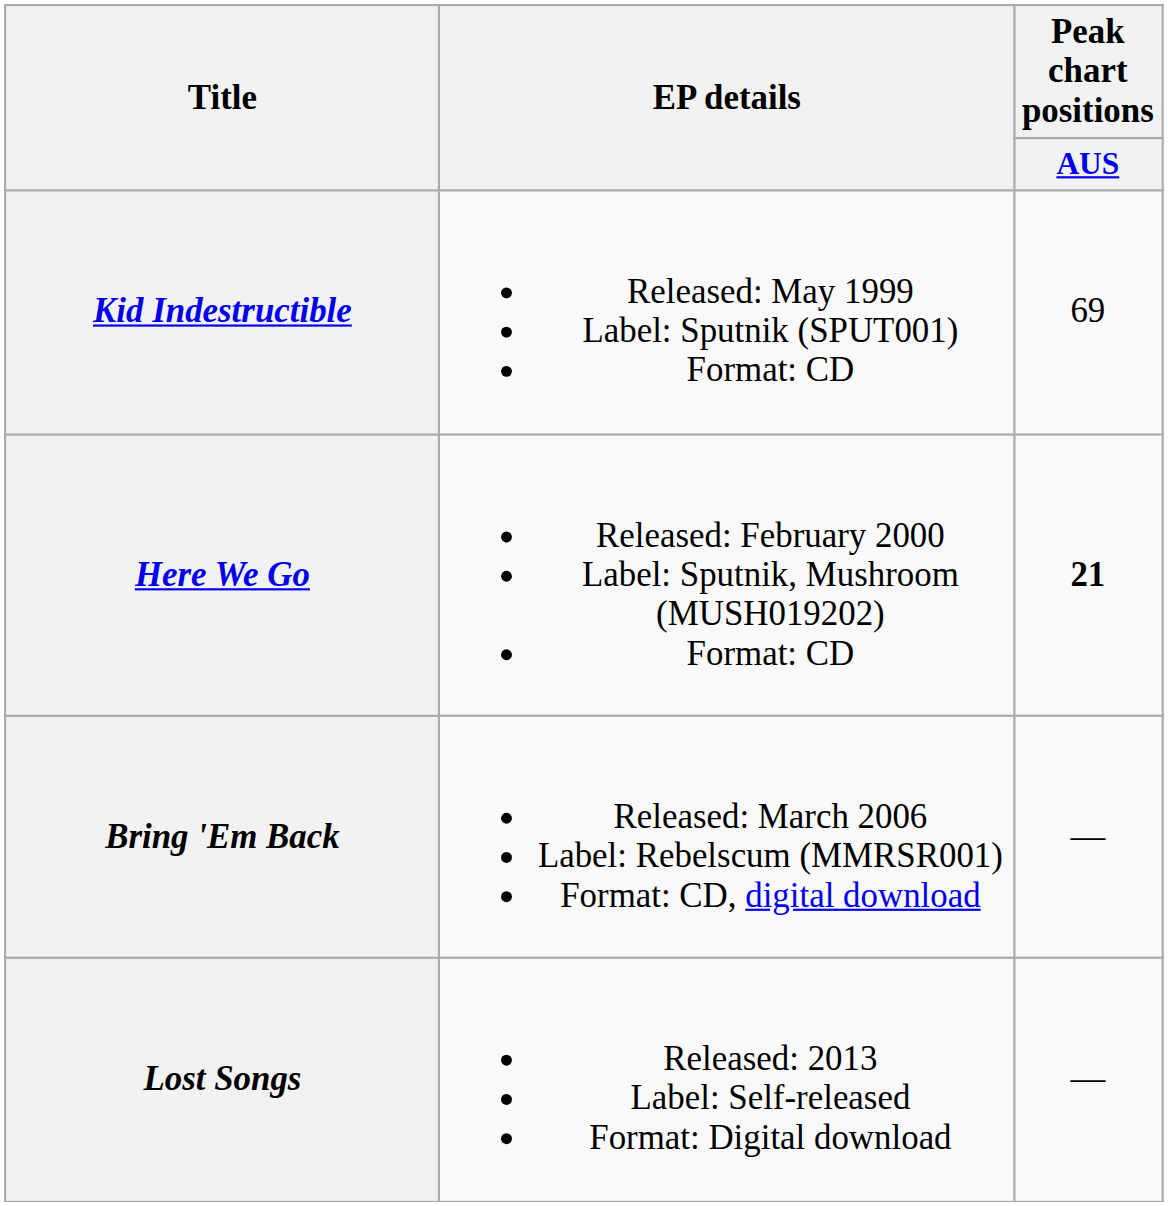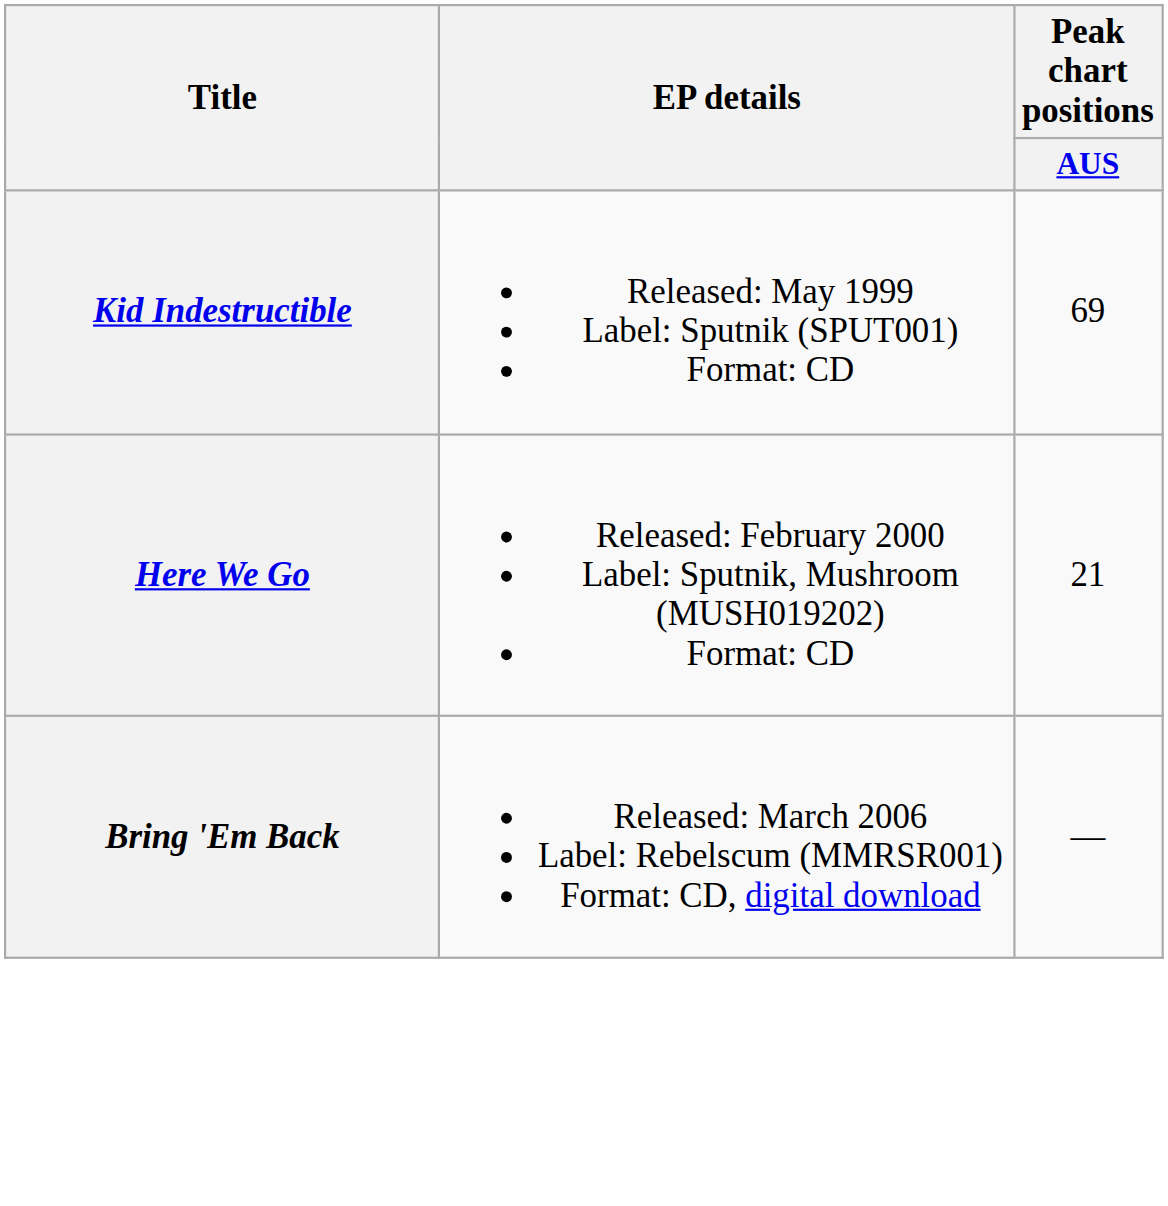(1088, 573) bold -> (1088, 573) normal
- row: (222, 1079)
